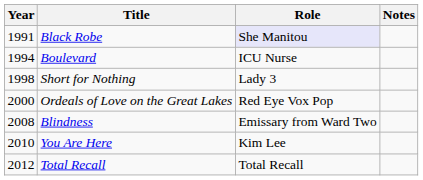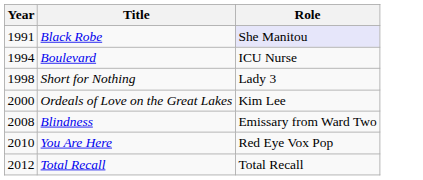- column: (399, 15)
(286, 100) Red Eye Vox Pop -> (262, 100) Kim Lee
(262, 143) Kim Lee -> (286, 143) Red Eye Vox Pop
